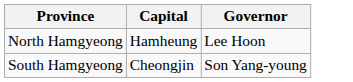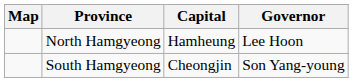+ column: (23, 16)
